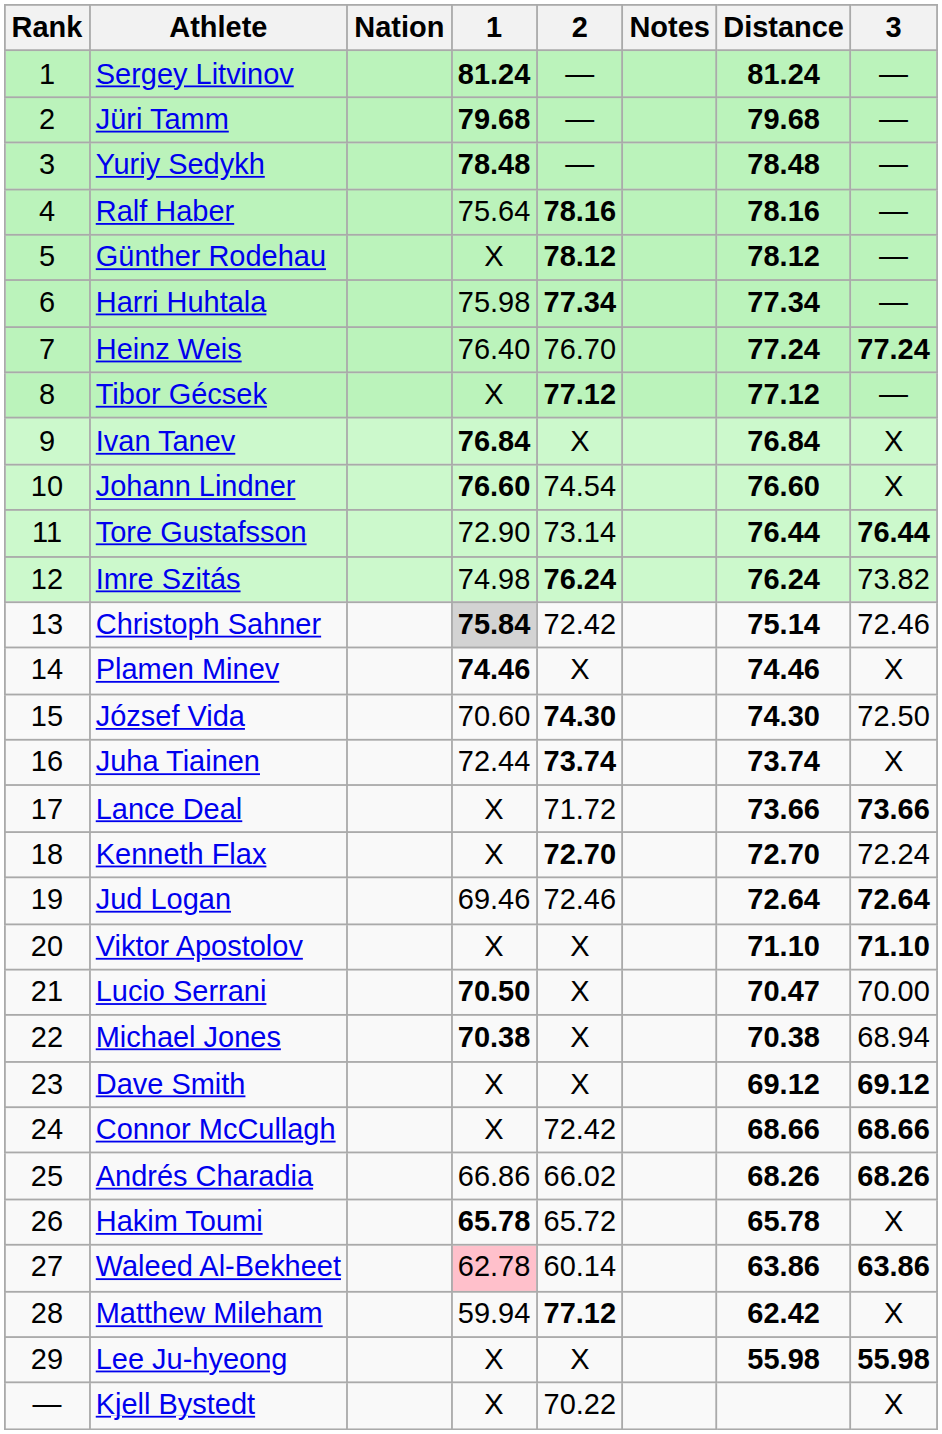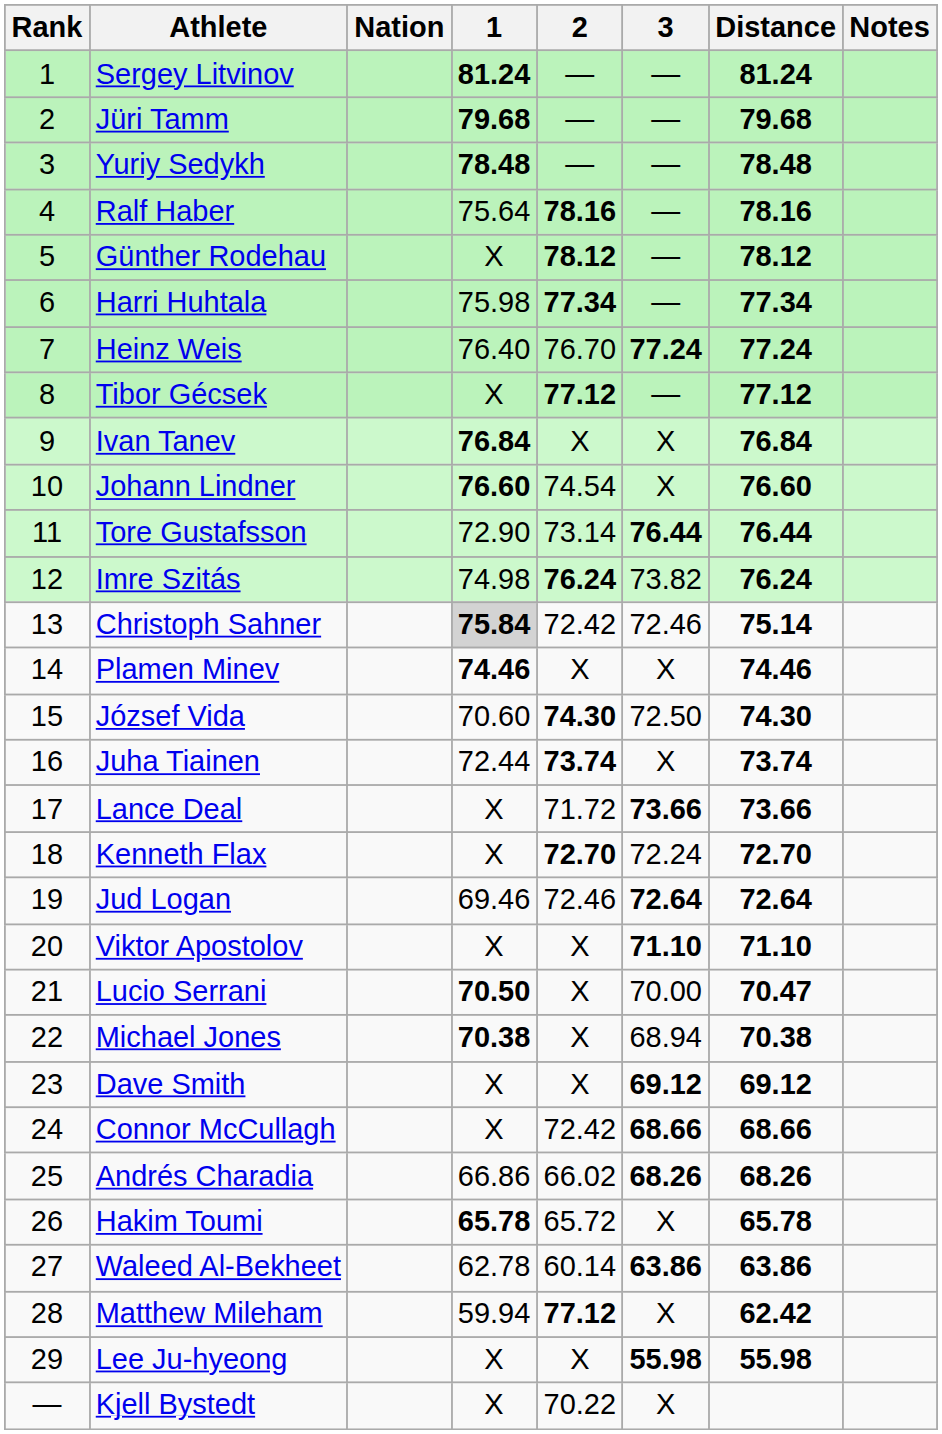columns swapped: (894, 27) <-> (670, 27)
(494, 1267) pink background -> (494, 1267) no background
